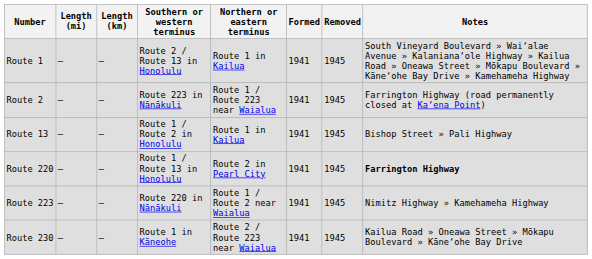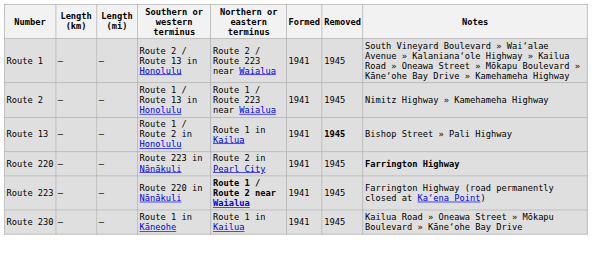columns swapped: (76, 21) <-> (117, 21)
(239, 61) Route 1 in Kailua -> (244, 61) Route 2 / Route 223 near Waialua
(171, 100) Route 223 in Nānākuli -> (168, 100) Route 1 / Route 13 in Honolulu
(459, 100) Farrington Highway (road permanently closed at Ka‘ena Point) -> (457, 100) Nimitz Highway » Kamehameha Highway
(335, 134) normal -> (335, 134) bold
(168, 169) Route 1 / Route 13 in Honolulu -> (171, 164) Route 223 in Nānākuli
(244, 203) normal -> (244, 193) bold
(457, 203) Nimitz Highway » Kamehameha Highway -> (459, 193) Farrington Highway (road permanently closed at Ka‘ena Point)
(244, 237) Route 2 / Route 223 near Waialua -> (239, 222) Route 1 in Kailua
